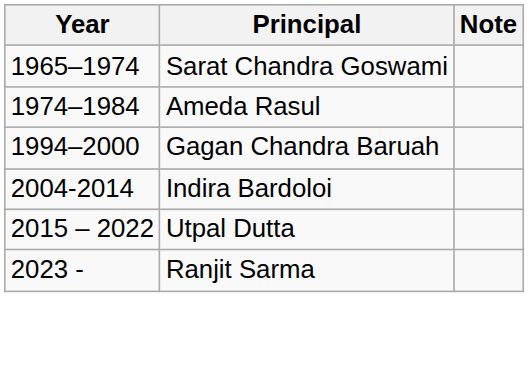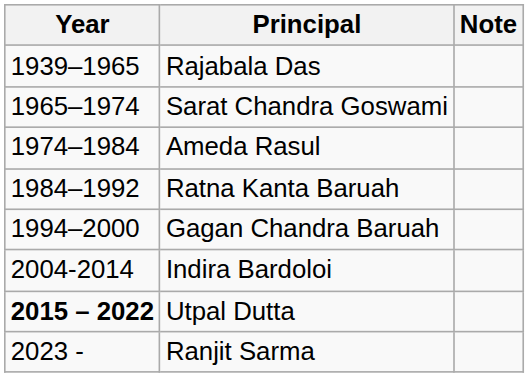+ row: (243, 65)
+ row: (283, 188)
(82, 229) normal -> (82, 310) bold
